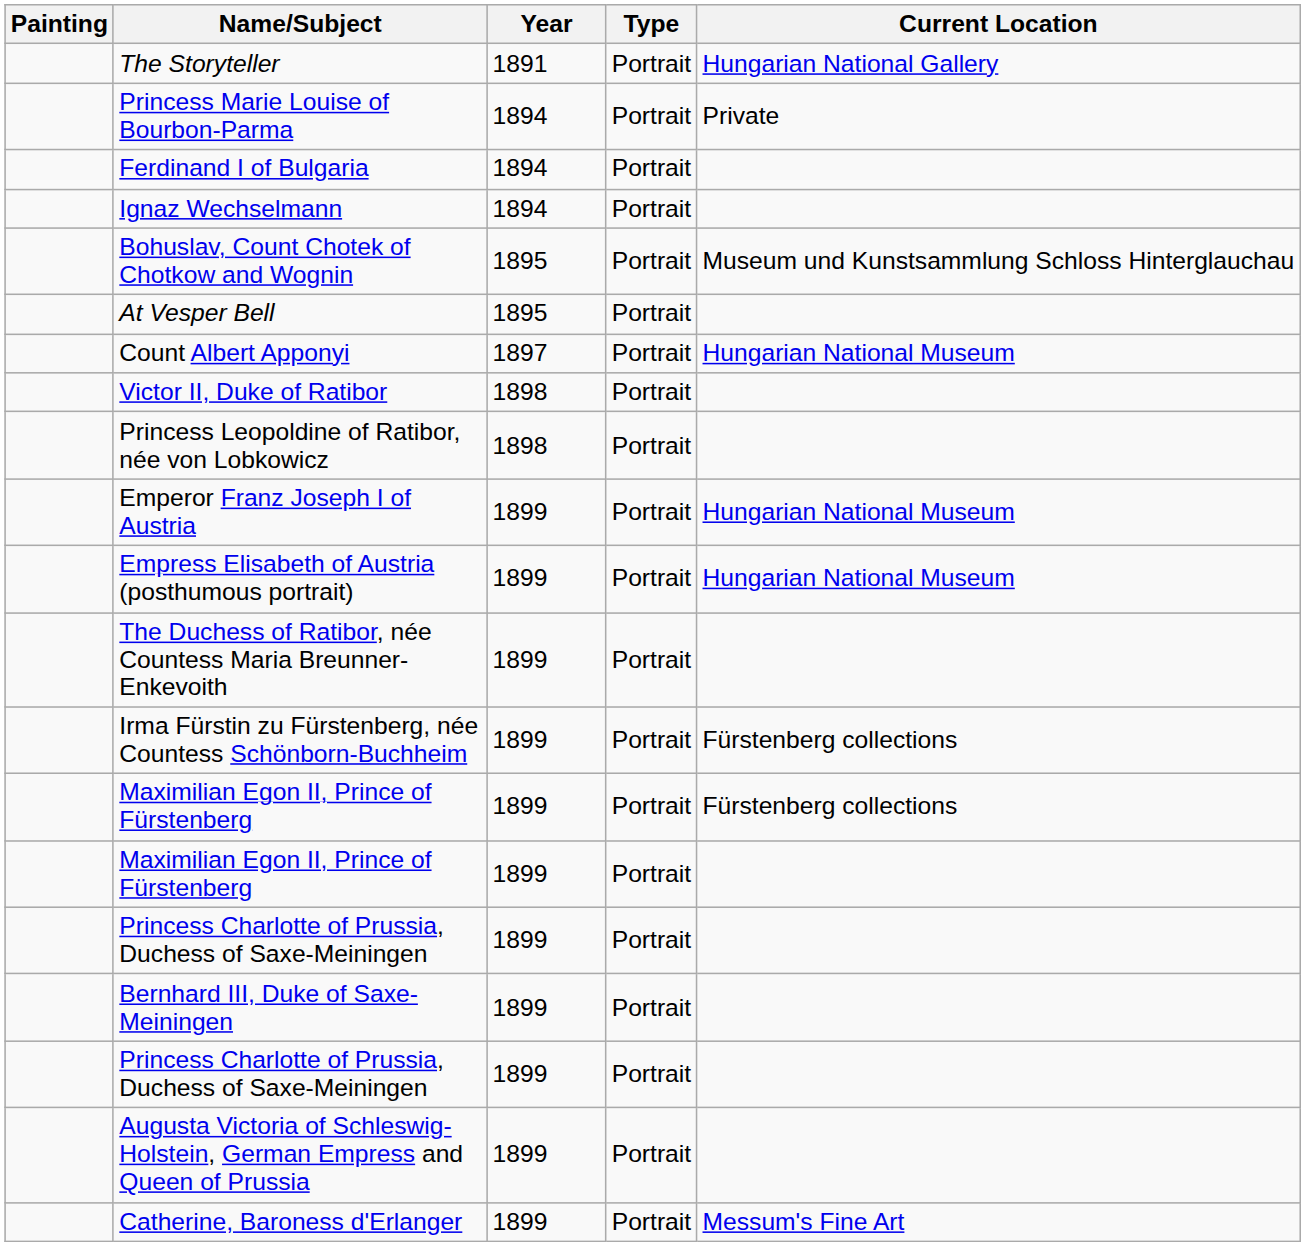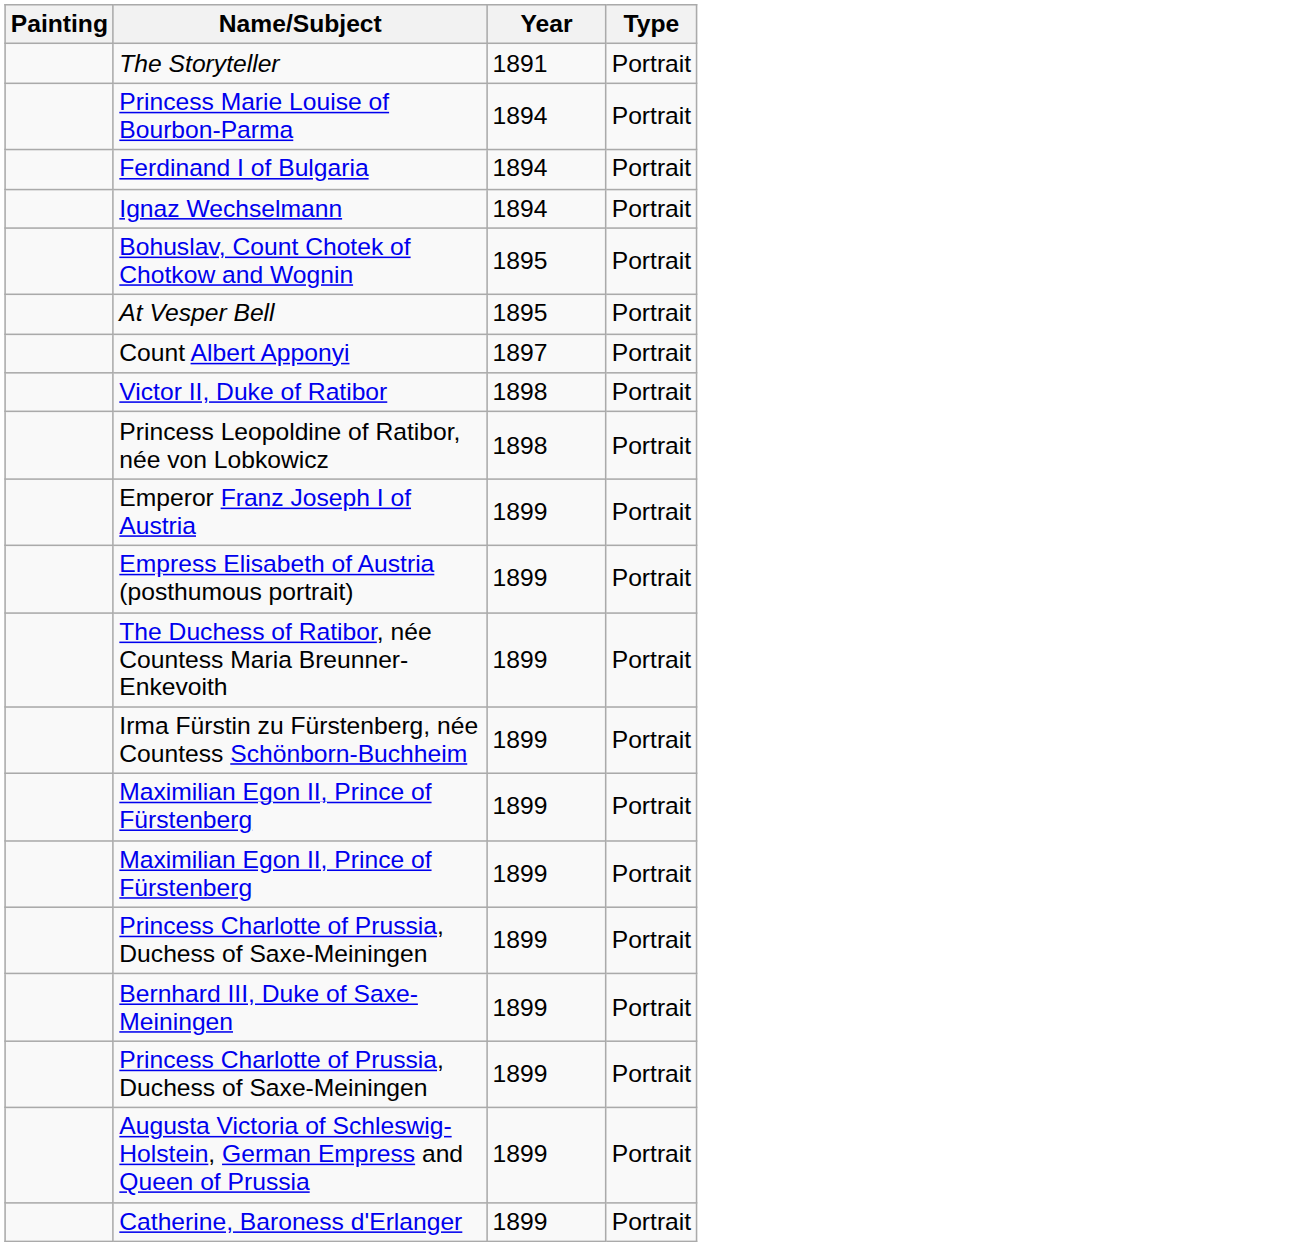- column: (998, 24)
